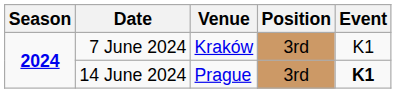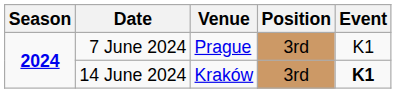(224, 47) Kraków -> (223, 47) Prague
(223, 75) Prague -> (224, 75) Kraków
